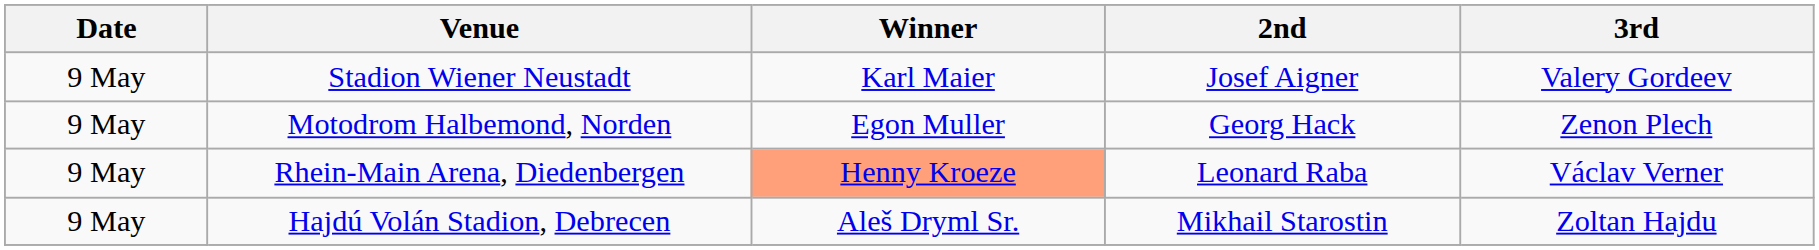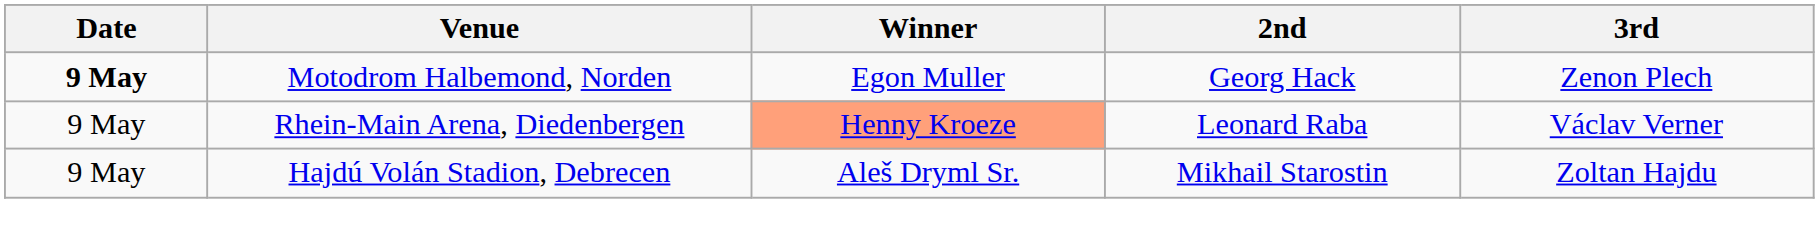- row: (479, 76)
(106, 124) normal -> (106, 76) bold
